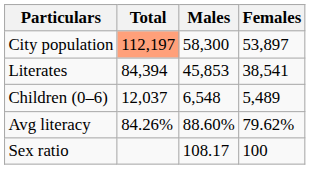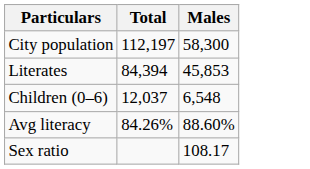- column: (272, 17)
(148, 44) lightsalmon background -> (148, 44) no background
